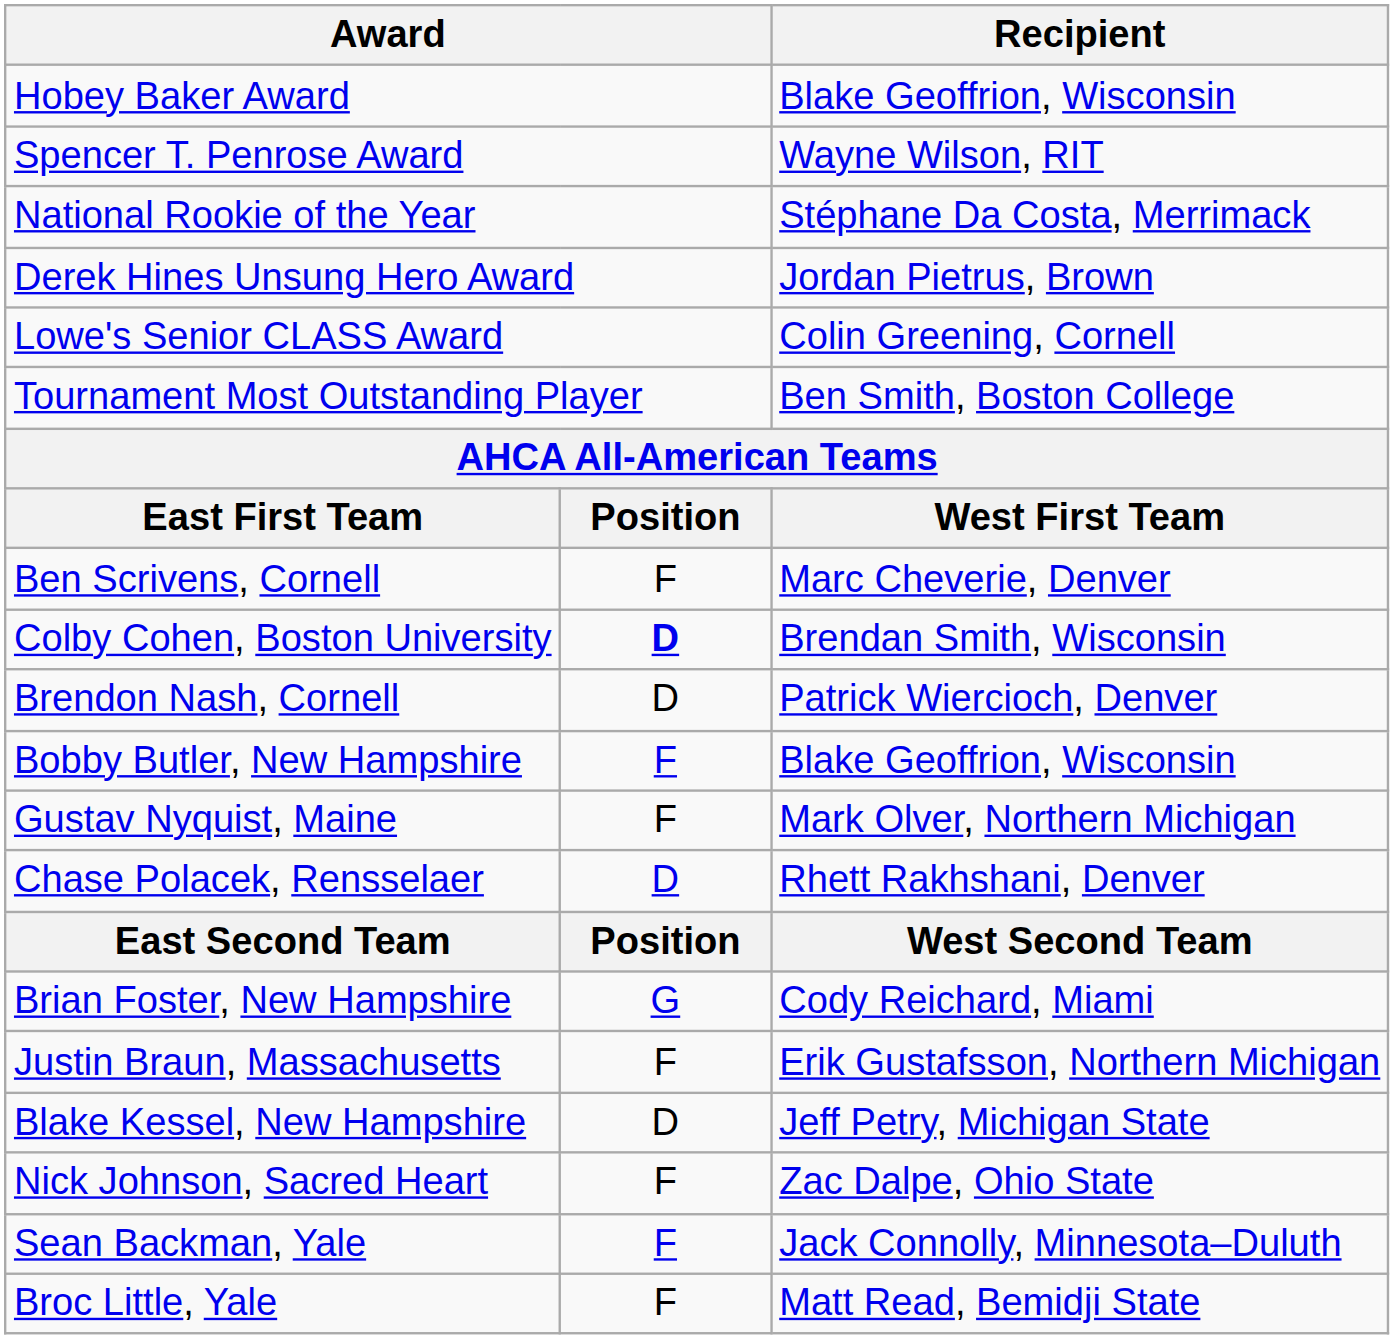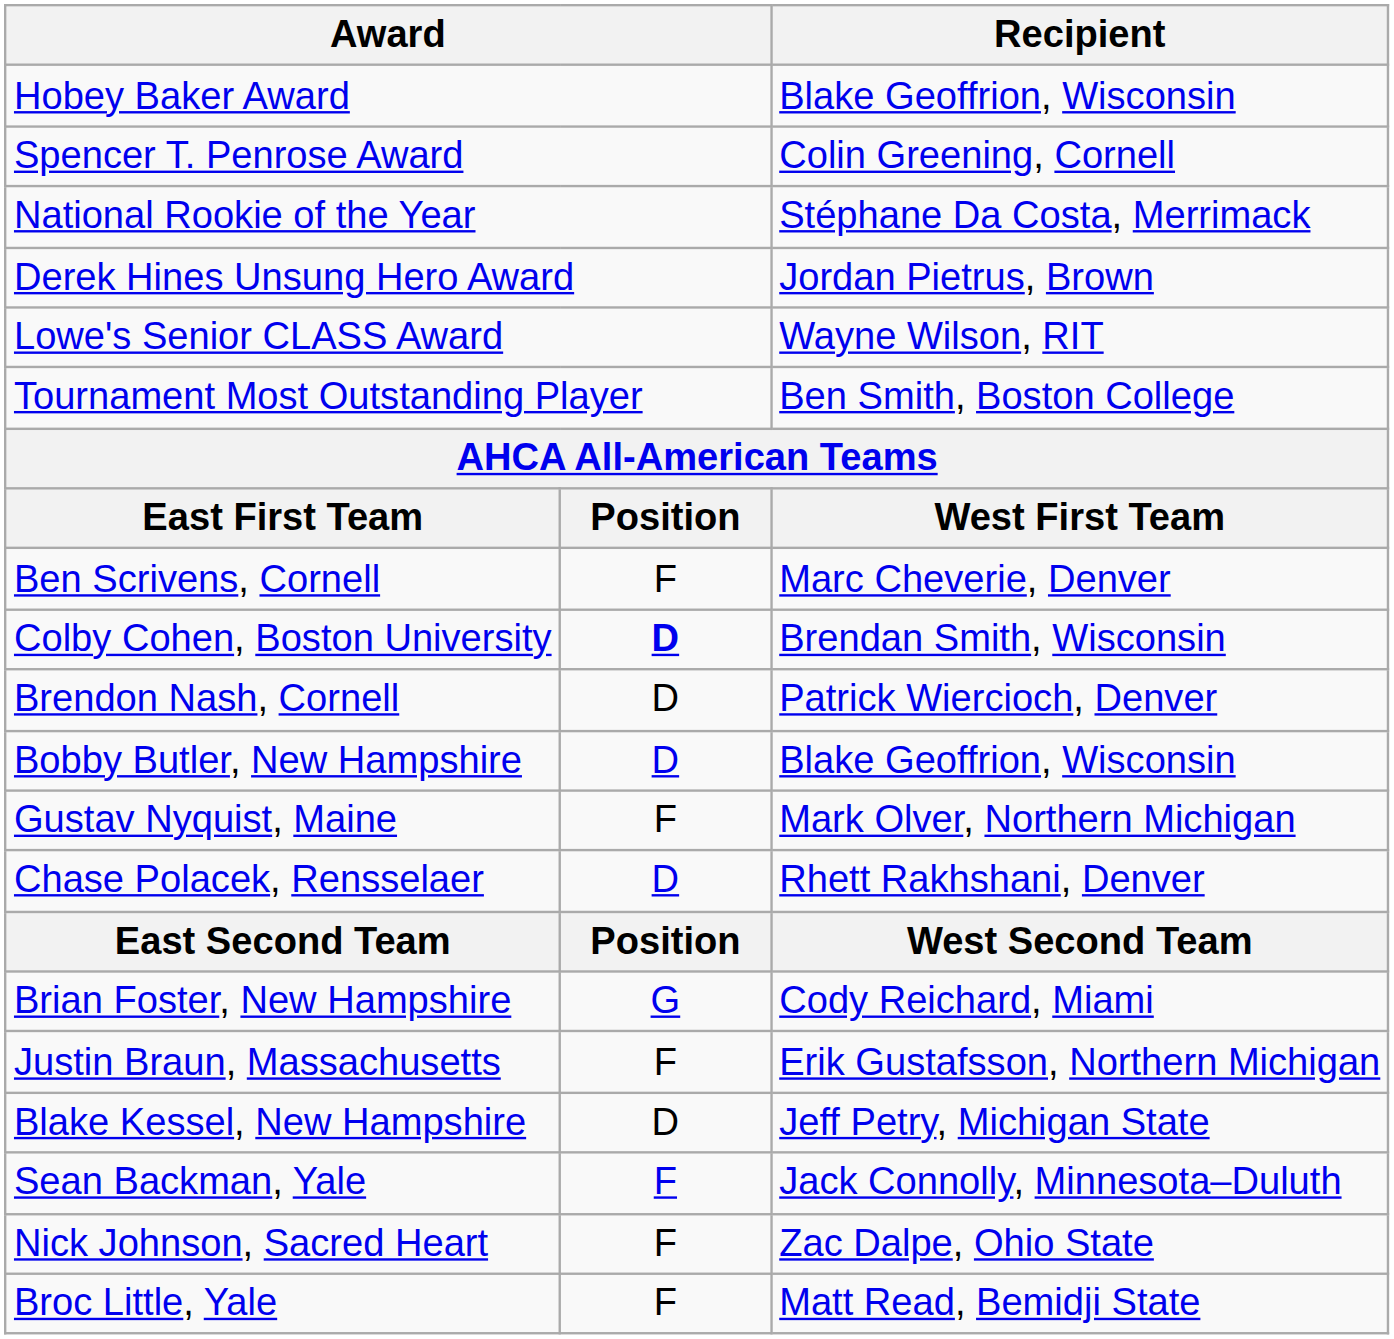(941, 155) Wayne Wilson, RIT -> (977, 155) Colin Greening, Cornell
(977, 336) Colin Greening, Cornell -> (941, 336) Wayne Wilson, RIT
(665, 759) F -> (665, 759) D
rows swapped: (190, 1242) <-> (251, 1182)
